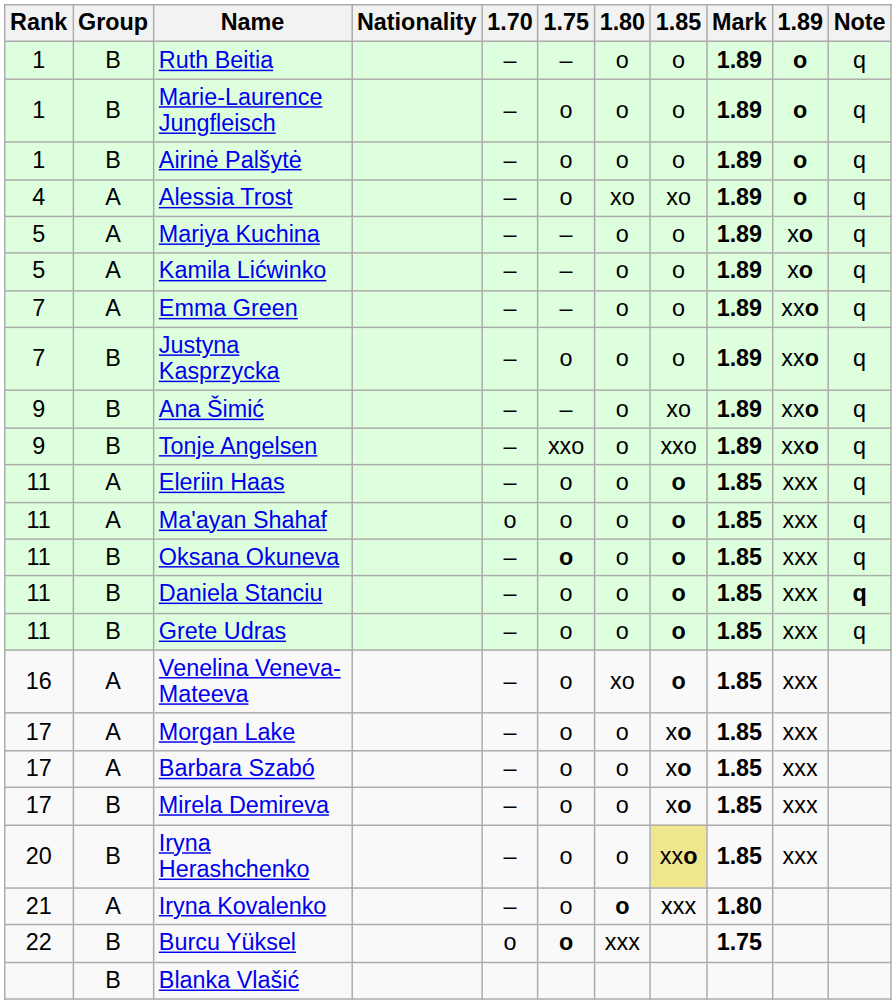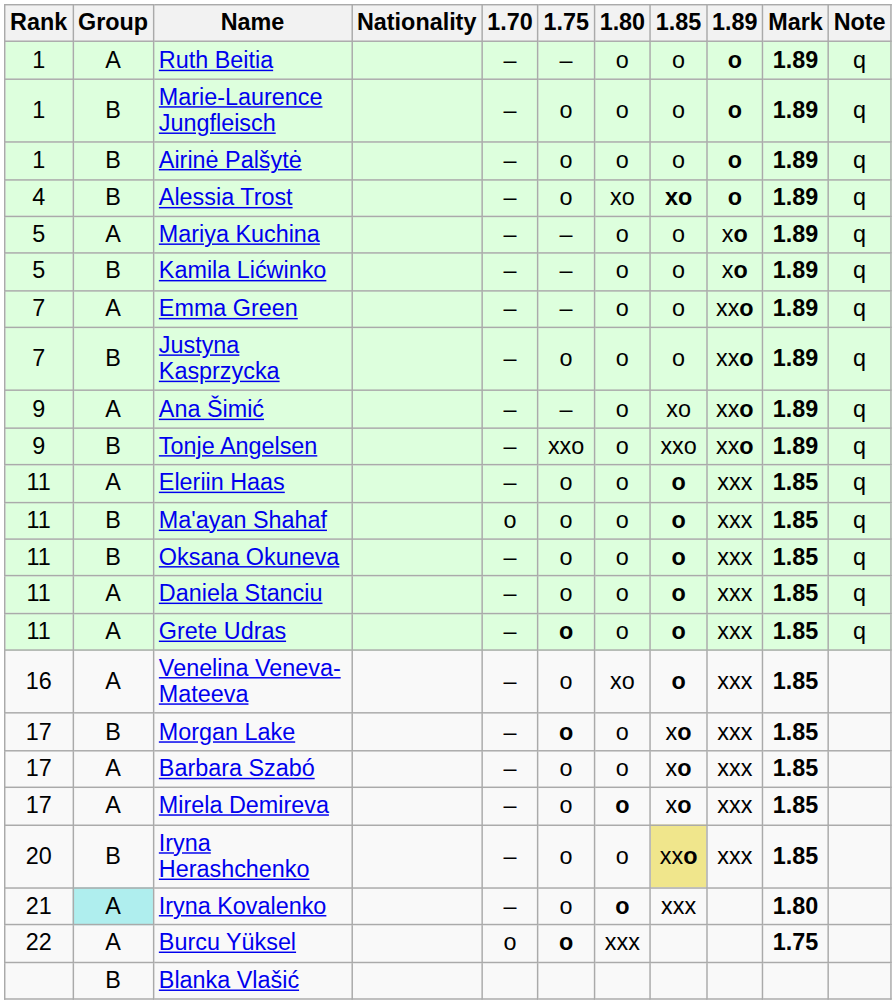columns swapped: (800, 23) <-> (739, 23)
(113, 60) B -> (113, 60) A
(113, 197) A -> (113, 197) B
(679, 197) normal -> (679, 197) bold
(113, 271) A -> (113, 271) B
(113, 409) B -> (113, 409) A
(113, 520) A -> (113, 520) B
(566, 557) bold -> (566, 557) normal
(113, 594) B -> (113, 594) A
(860, 594) bold -> (860, 594) normal
(113, 631) B -> (113, 631) A
(566, 631) normal -> (566, 631) bold
(113, 731) A -> (113, 731) B
(566, 731) normal -> (566, 731) bold
(113, 805) B -> (113, 805) A
(622, 805) normal -> (622, 805) bold
(113, 906) no background -> (113, 906) paleturquoise background
(113, 943) B -> (113, 943) A
